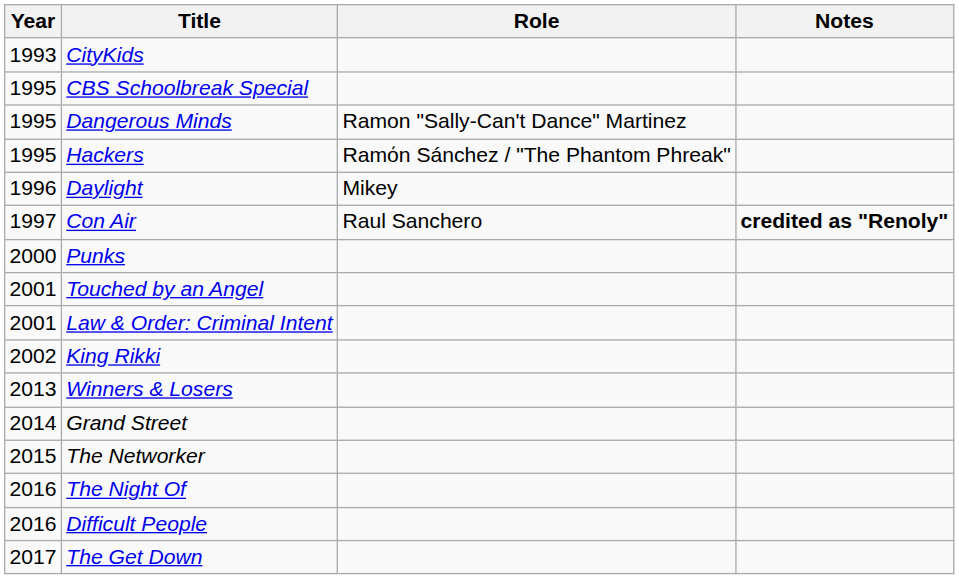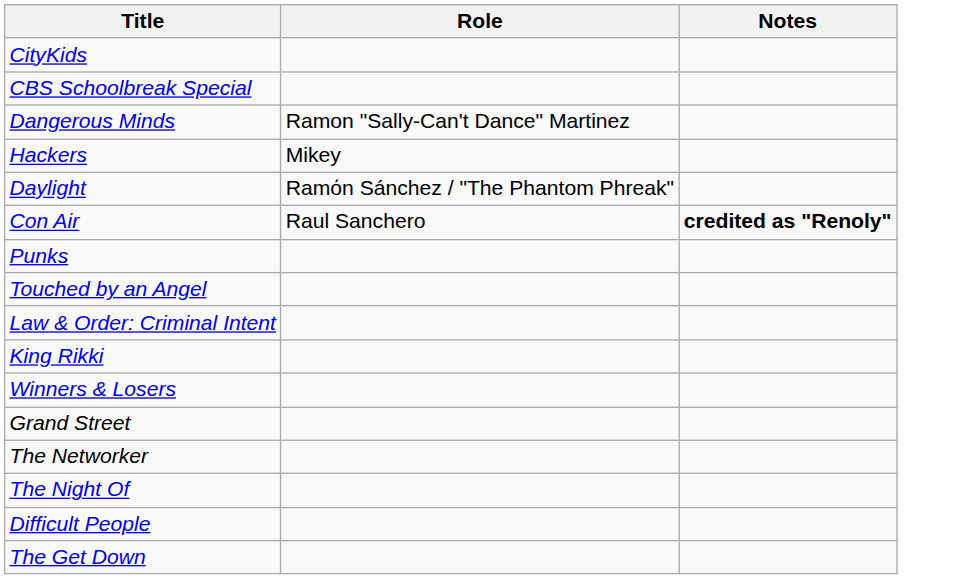- column: (33, 21)
(537, 155) Ramόn Sánchez / "The Phantom Phreak" -> (313, 155) Mikey
(370, 188) Mikey -> (480, 188) Ramόn Sánchez / "The Phantom Phreak"
